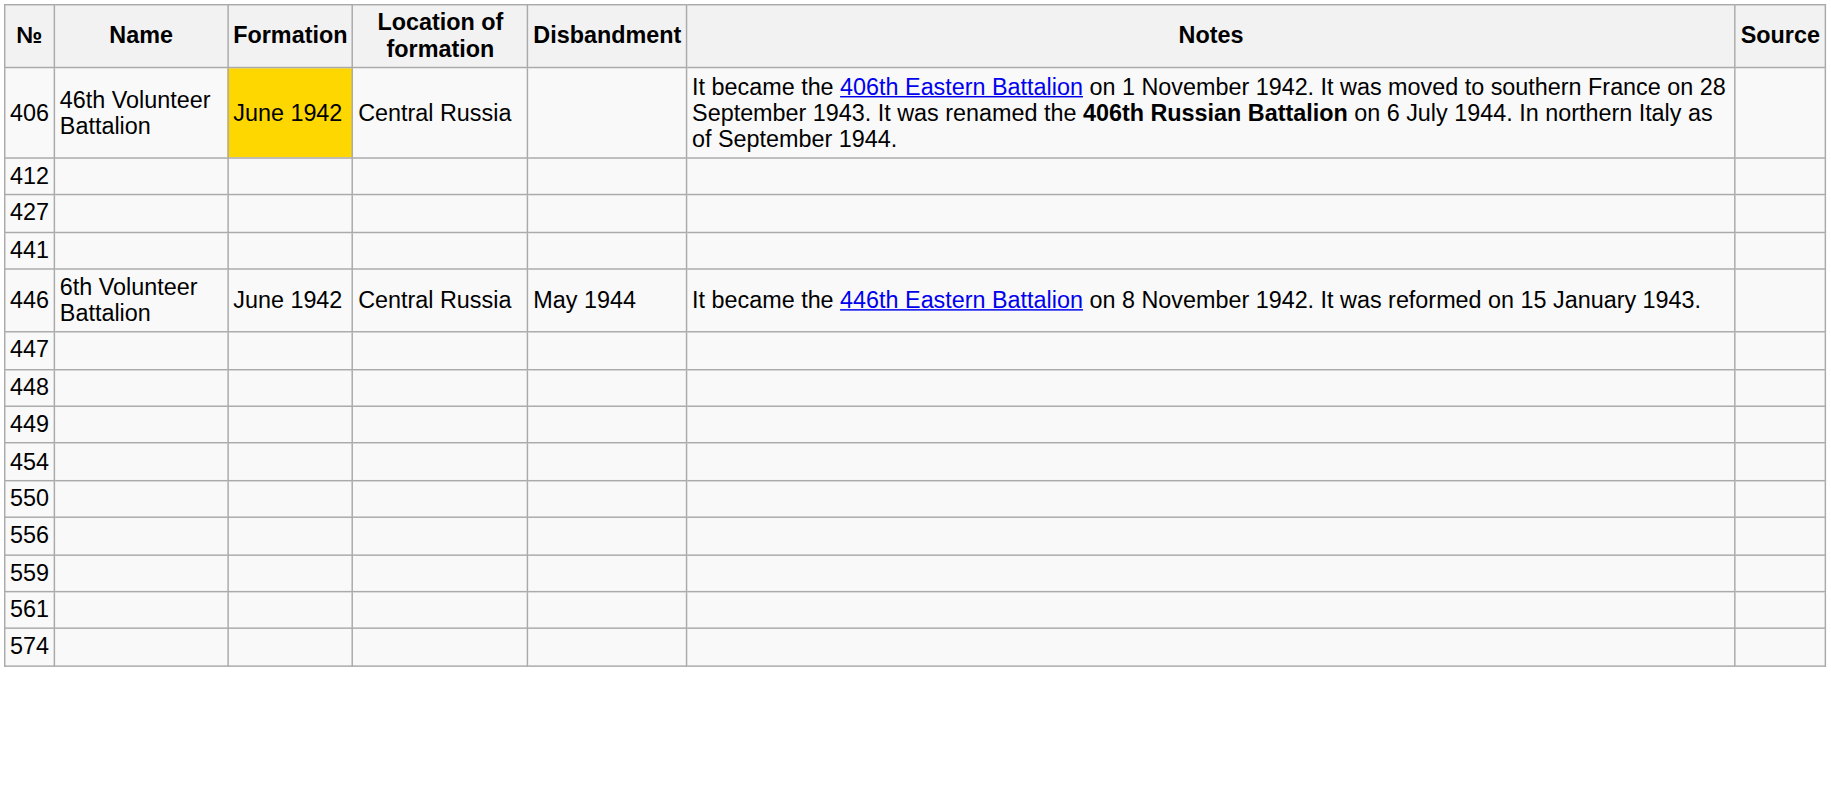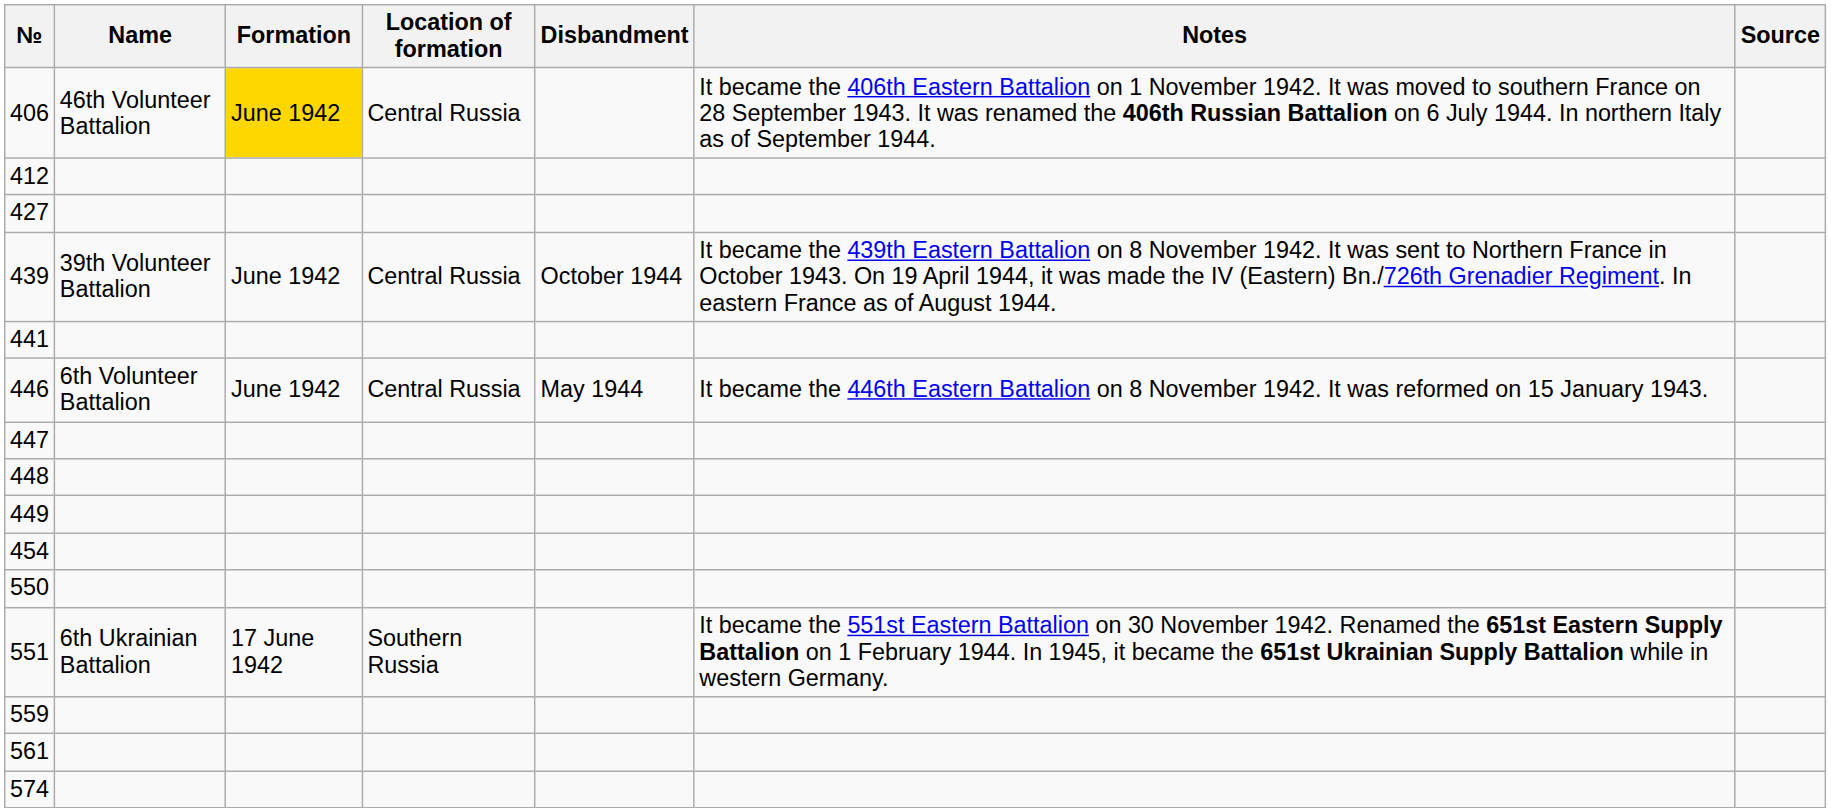+ row: (30, 276)
+ row: (30, 651)
- row: (30, 535)
